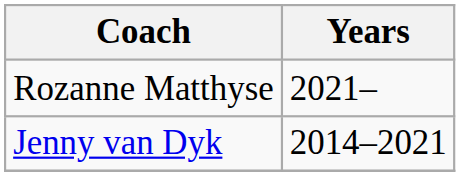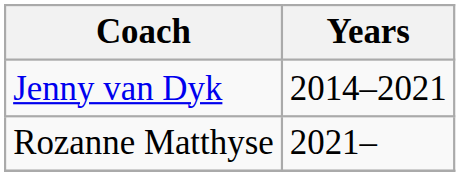rows swapped: (118, 142) <-> (143, 87)
